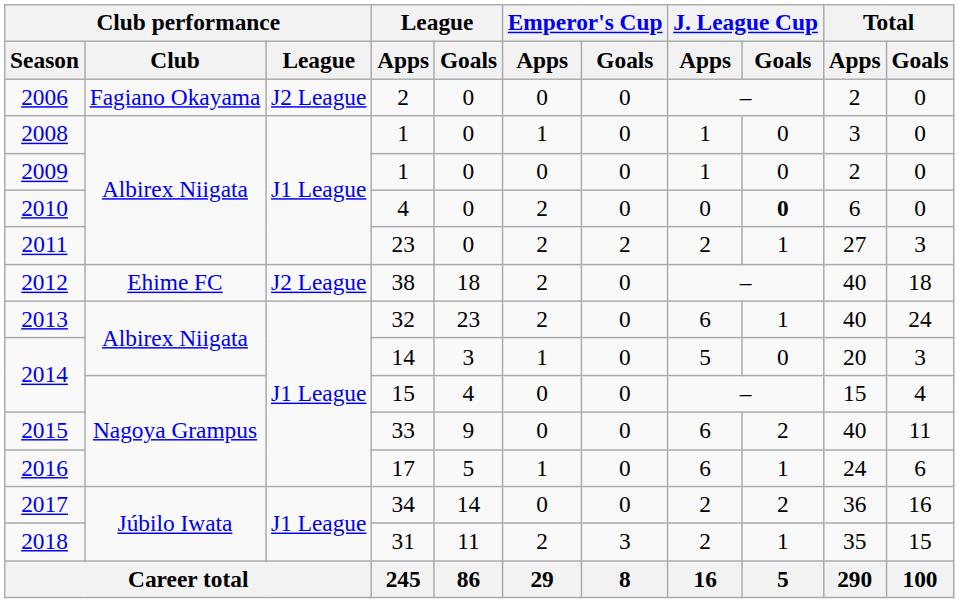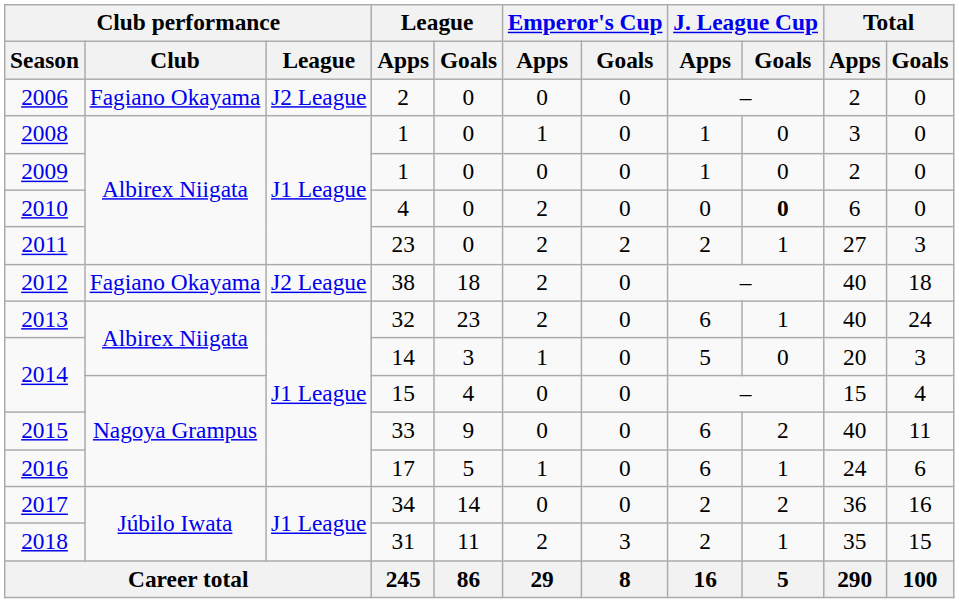(175, 282) Ehime FC -> (175, 282) Fagiano Okayama
